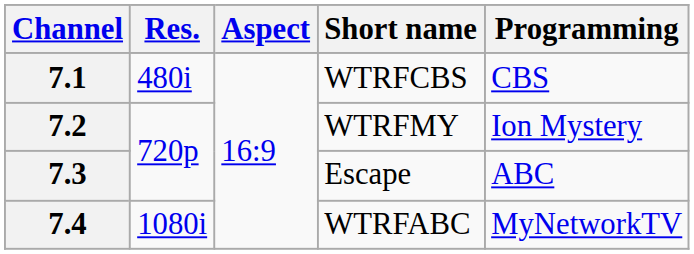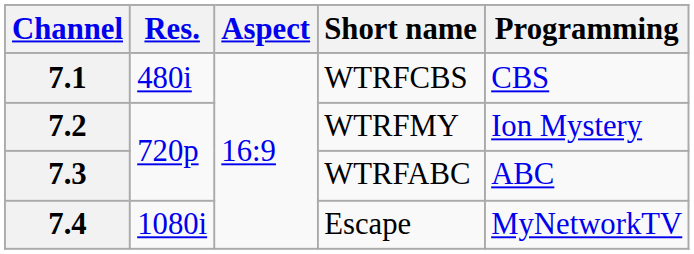(368, 175) Escape -> (397, 175) WTRFABC
(397, 223) WTRFABC -> (368, 223) Escape
